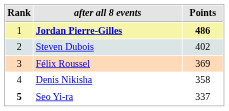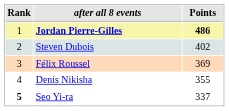(203, 80) 358 -> (203, 80) 355
